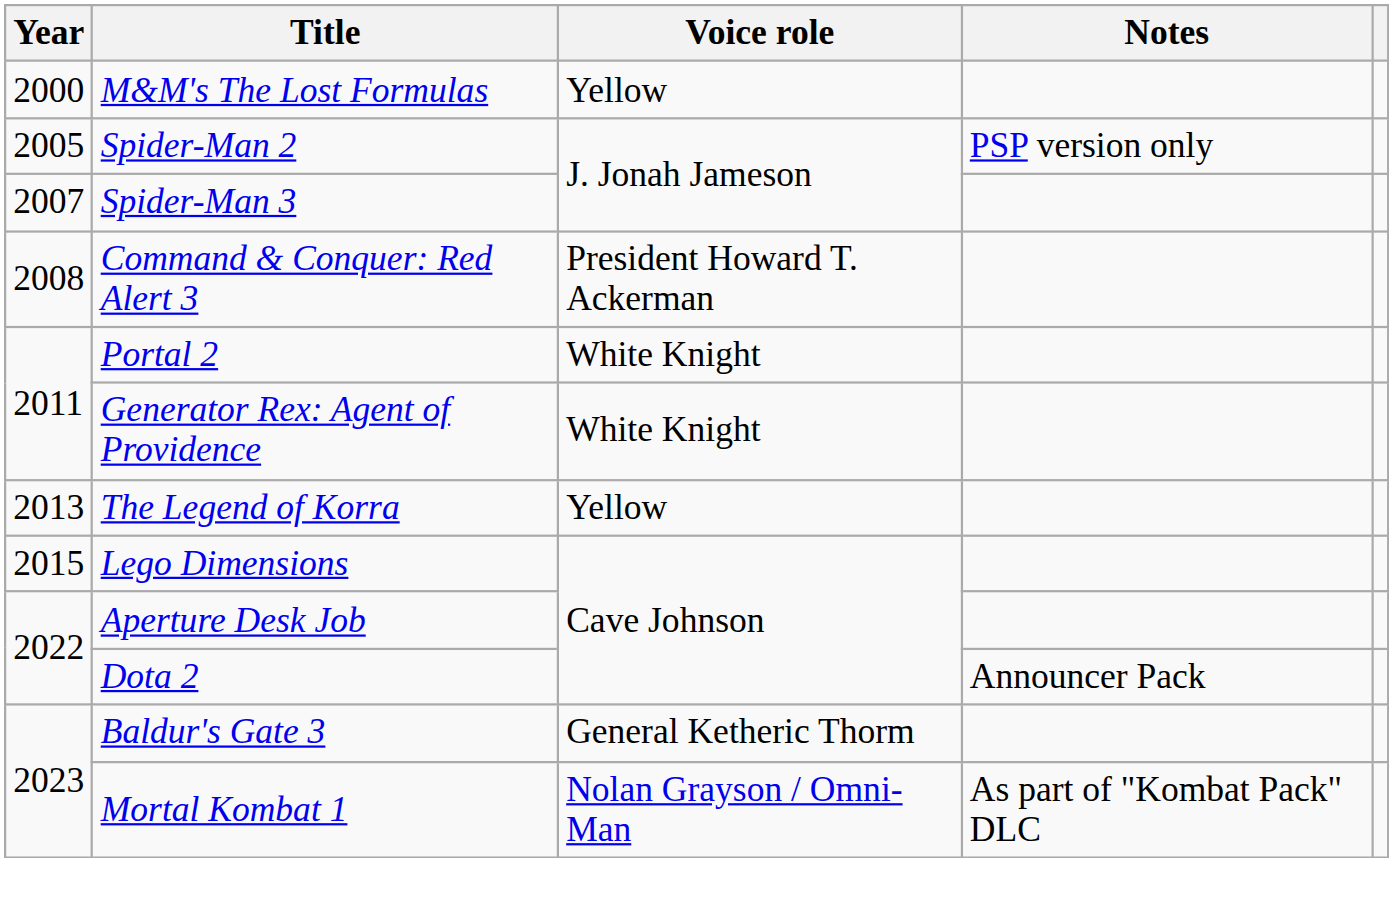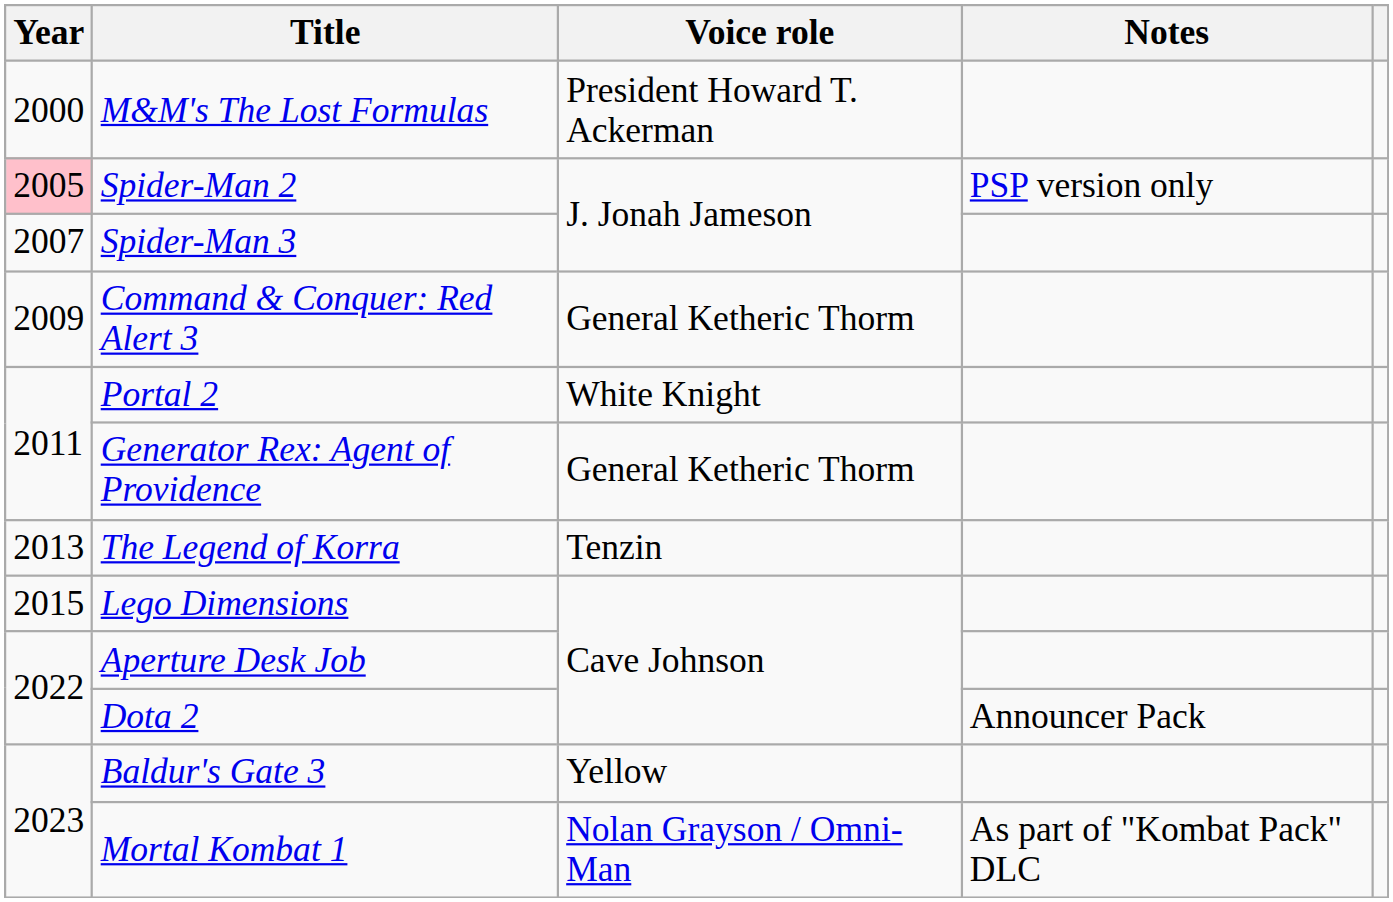(617, 88) Yellow -> (712, 108) President Howard T. Ackerman
(49, 145) no background -> (49, 185) pink background
(49, 277) 2008 -> (49, 317) 2009
(712, 277) President Howard T. Ackerman -> (740, 317) General Ketheric Thorm
(663, 430) White Knight -> (740, 470) General Ketheric Thorm
(617, 506) Yellow -> (614, 546) Tenzin
(740, 732) General Ketheric Thorm -> (617, 772) Yellow
